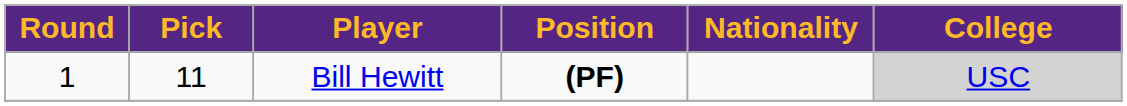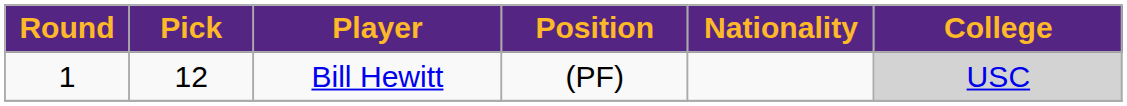(191, 76) 11 -> (191, 76) 12
(595, 76) bold -> (595, 76) normal
